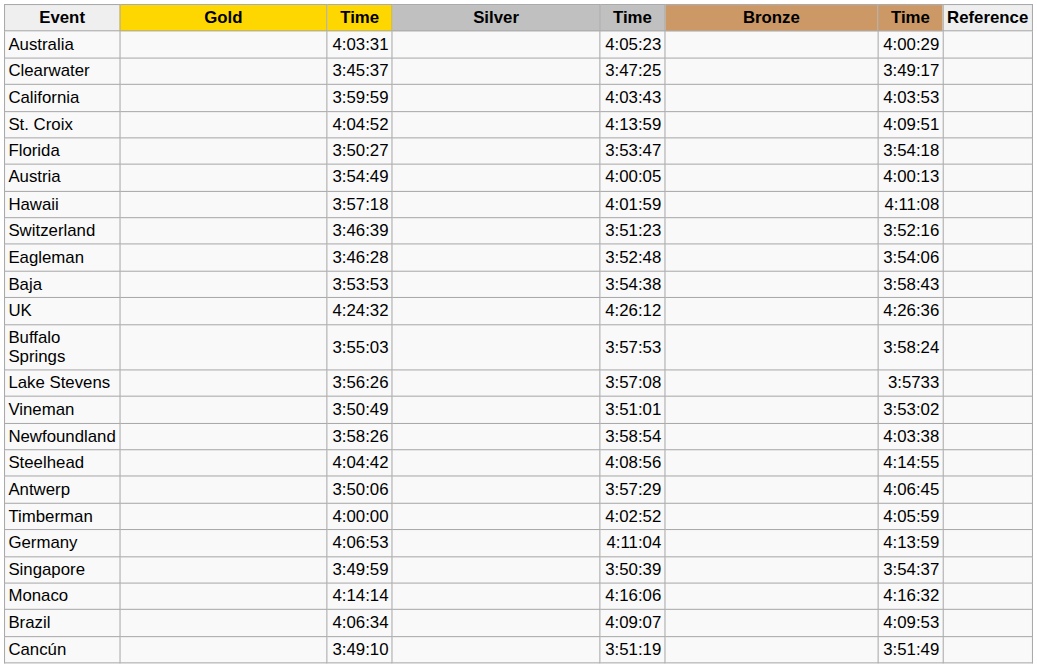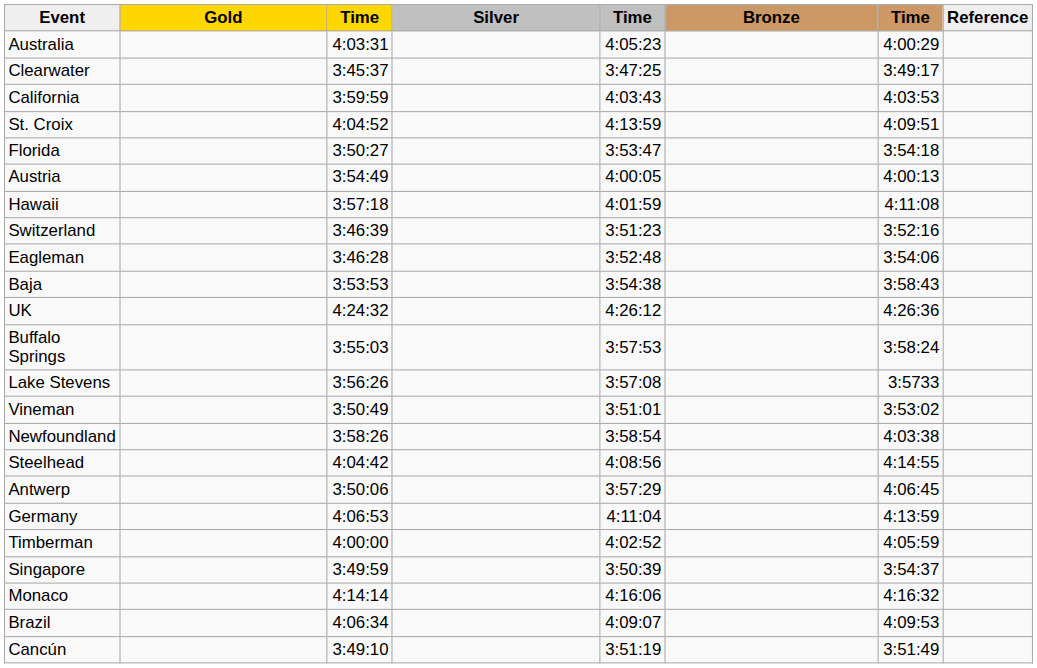rows swapped: (43, 542) <-> (51, 516)
